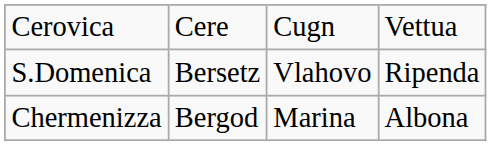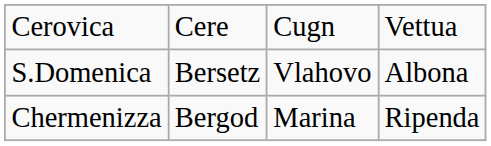(432, 72) Ripenda -> (427, 72) Albona
(427, 117) Albona -> (432, 117) Ripenda
